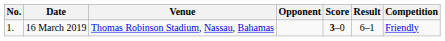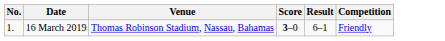- column: (300, 12)
